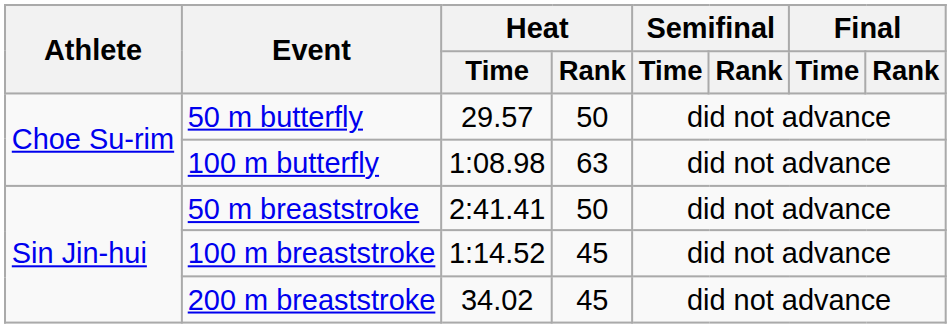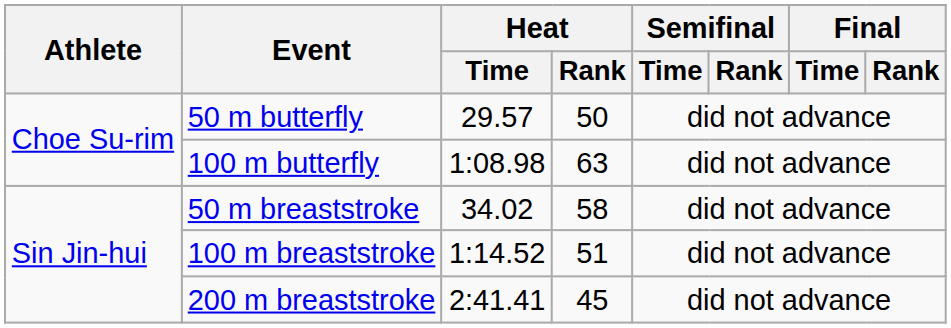(497, 209) 2:41.41 -> (497, 209) 34.02
(592, 209) 50 -> (592, 209) 58
(592, 254) 45 -> (592, 254) 51
(497, 300) 34.02 -> (497, 300) 2:41.41
